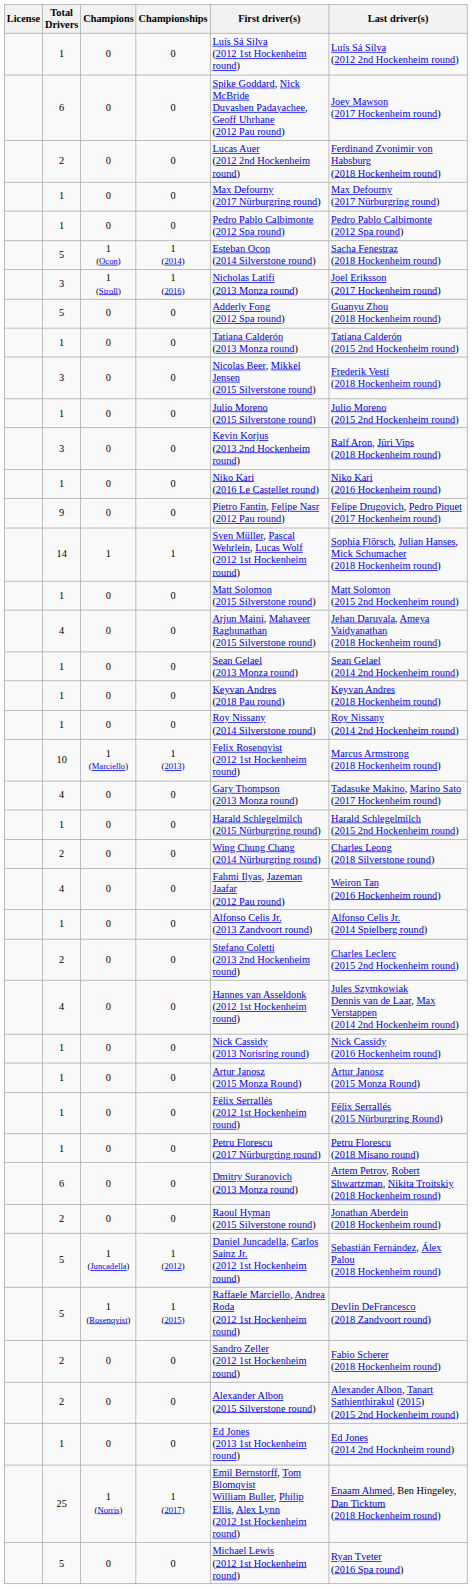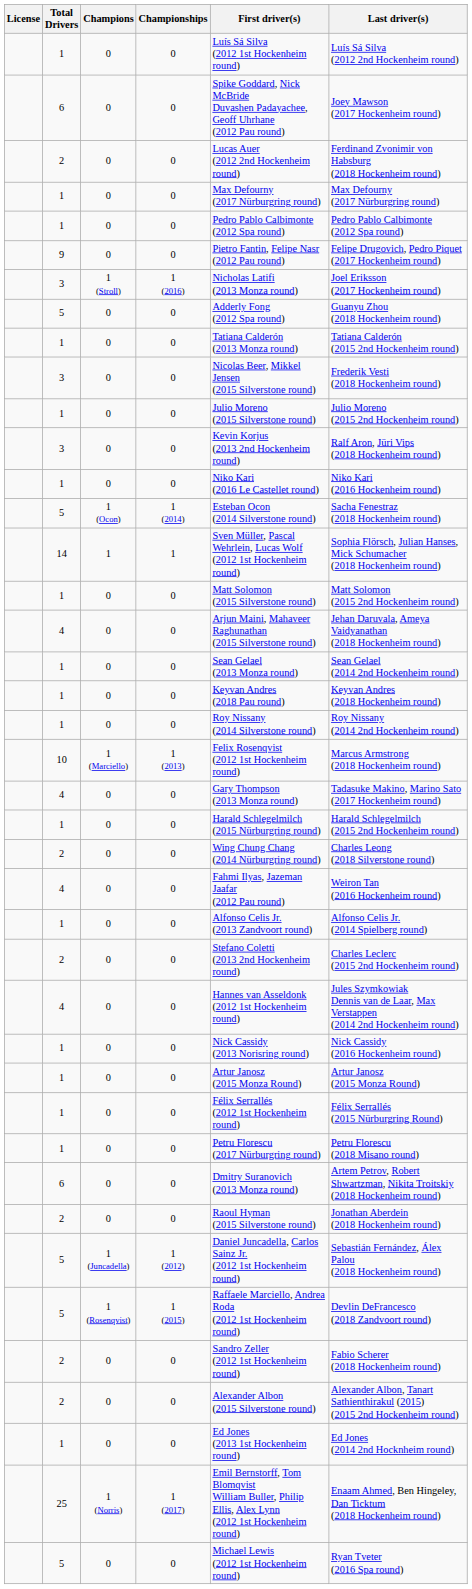rows swapped: (62, 512) <-> (62, 254)
